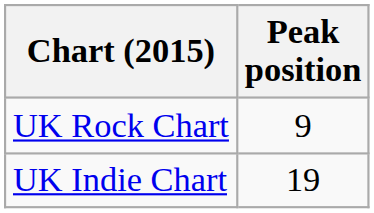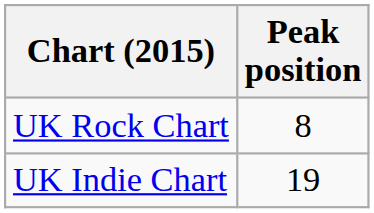(303, 125) 9 -> (303, 125) 8
